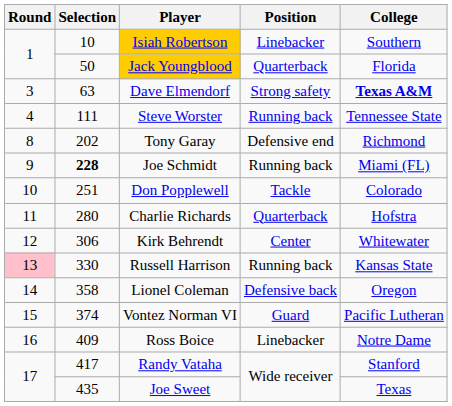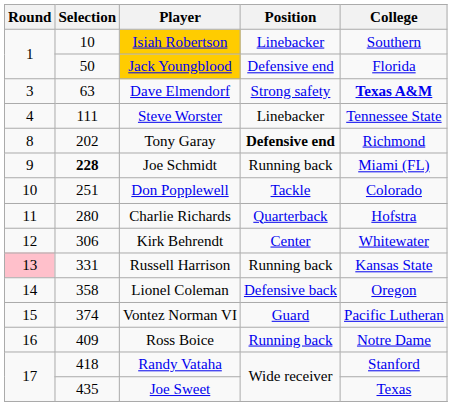(290, 66) Quarterback -> (290, 66) Defensive end
(290, 116) Running back -> (290, 116) Linebacker
(290, 141) normal -> (290, 141) bold
(87, 265) 330 -> (87, 265) 331
(290, 339) Linebacker -> (290, 339) Running back
(87, 364) 417 -> (87, 364) 418
